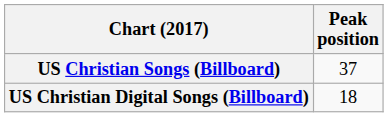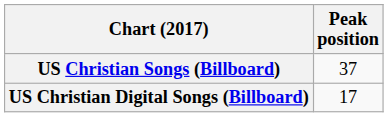(348, 97) 18 -> (348, 97) 17
